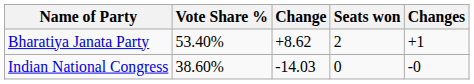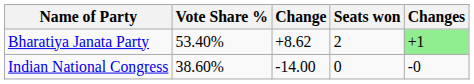(416, 41) no background -> (416, 41) lightgreen background
(295, 66) -14.03 -> (295, 66) -14.00
